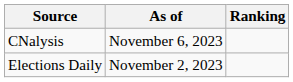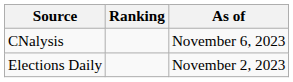columns swapped: (258, 16) <-> (166, 16)
